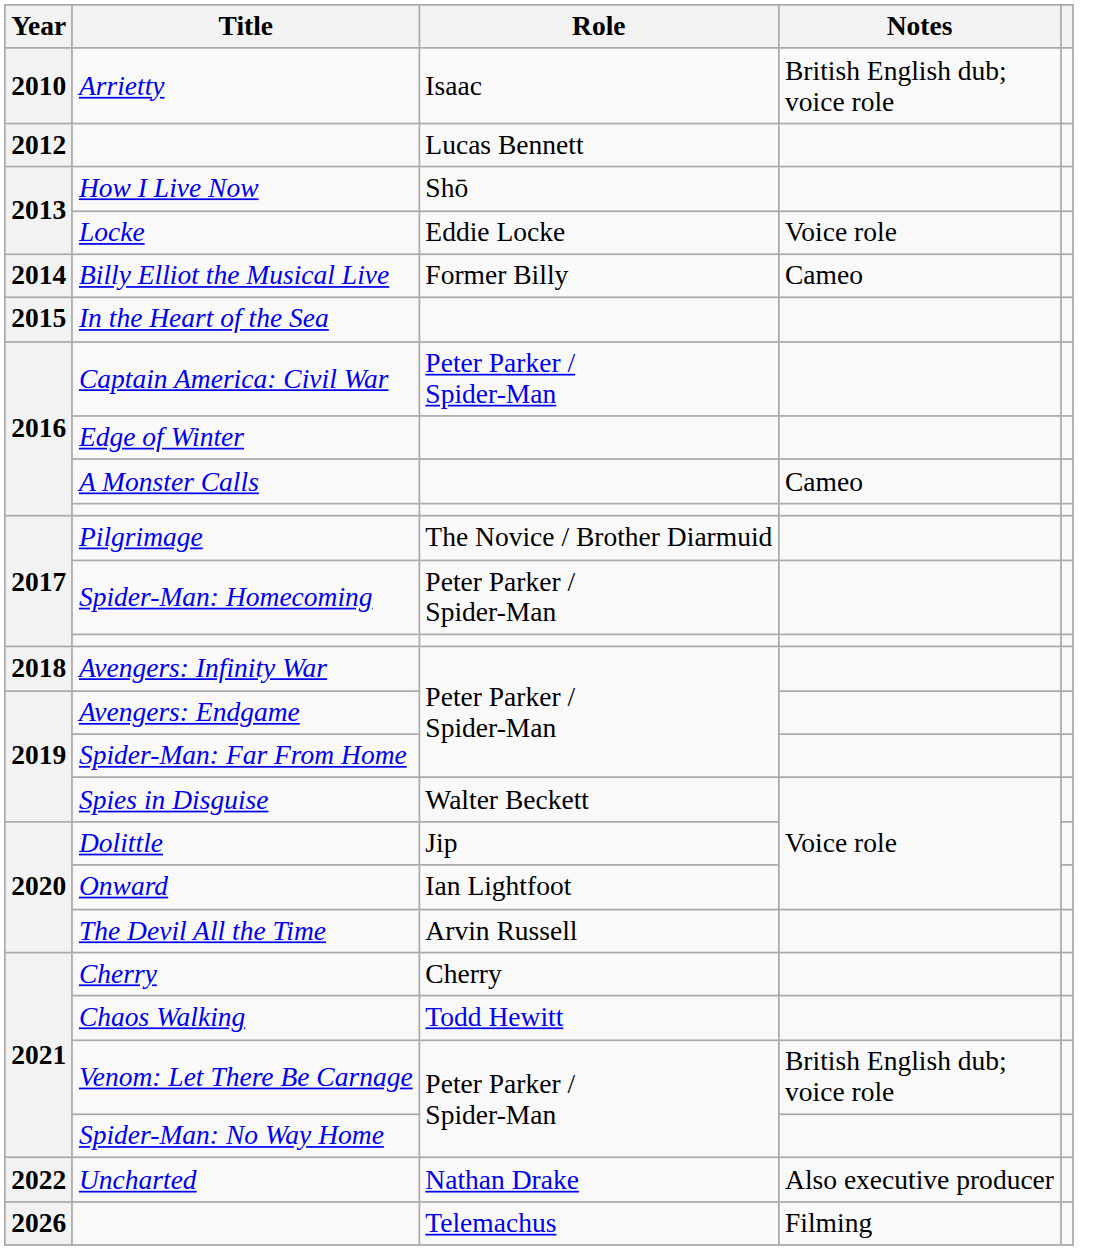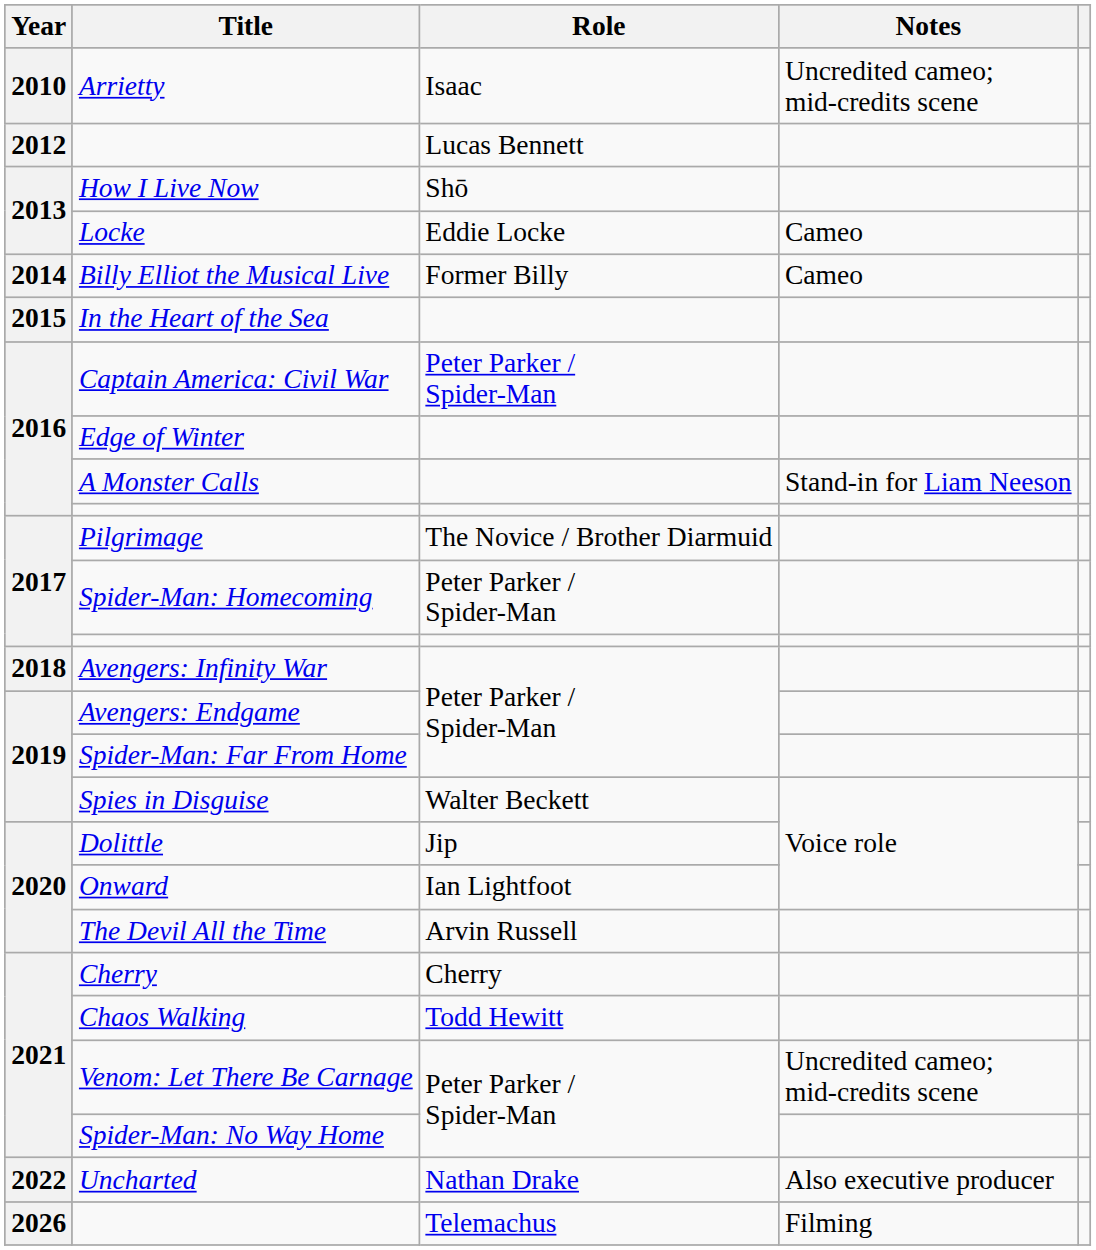(896, 85) British English dub; voice role -> (889, 85) Uncredited cameo; mid-credits scene
(841, 231) Voice role -> (824, 231) Cameo
(824, 481) Cameo -> (928, 481) Stand-in for Liam Neeson
(896, 1076) British English dub; voice role -> (889, 1076) Uncredited cameo; mid-credits scene
